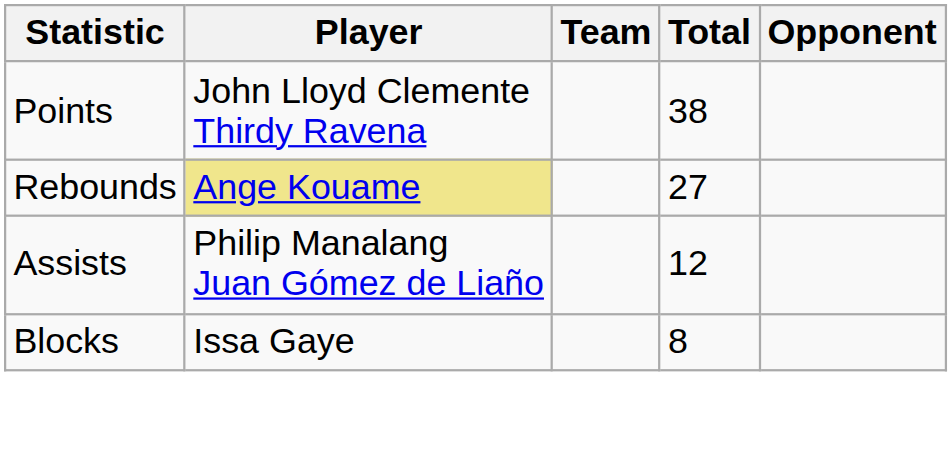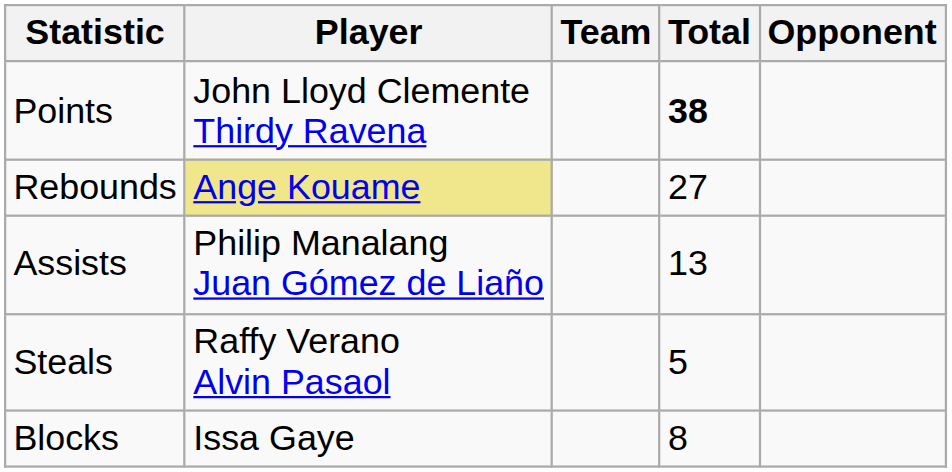(688, 109) normal -> (688, 109) bold
(688, 263) 12 -> (688, 263) 13
+ row: (63, 361)
